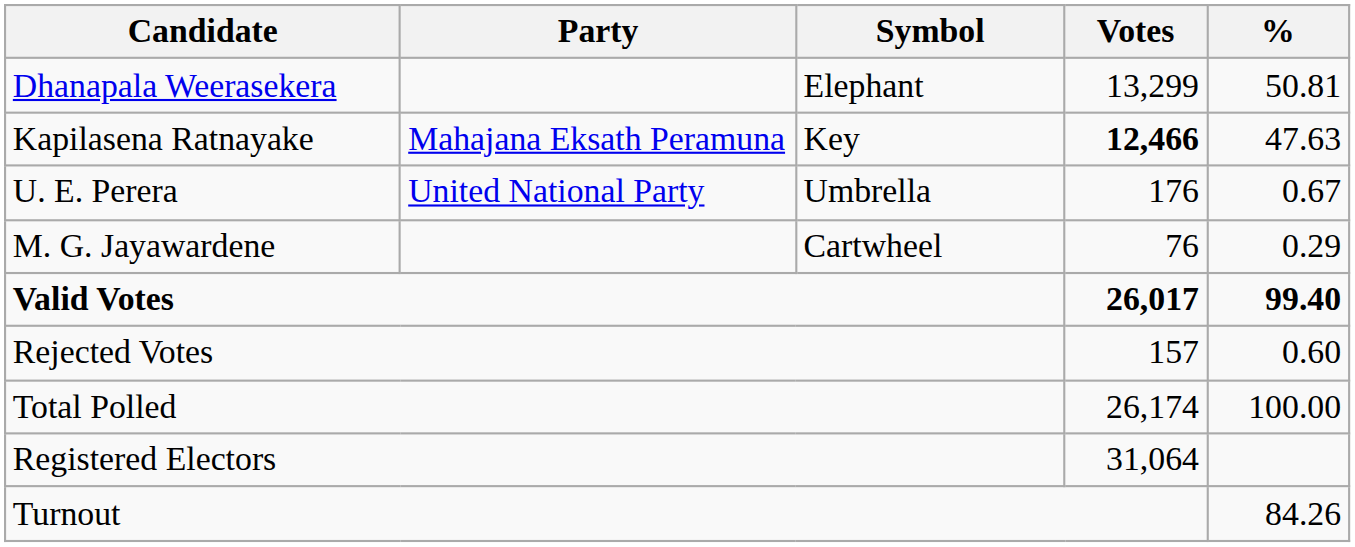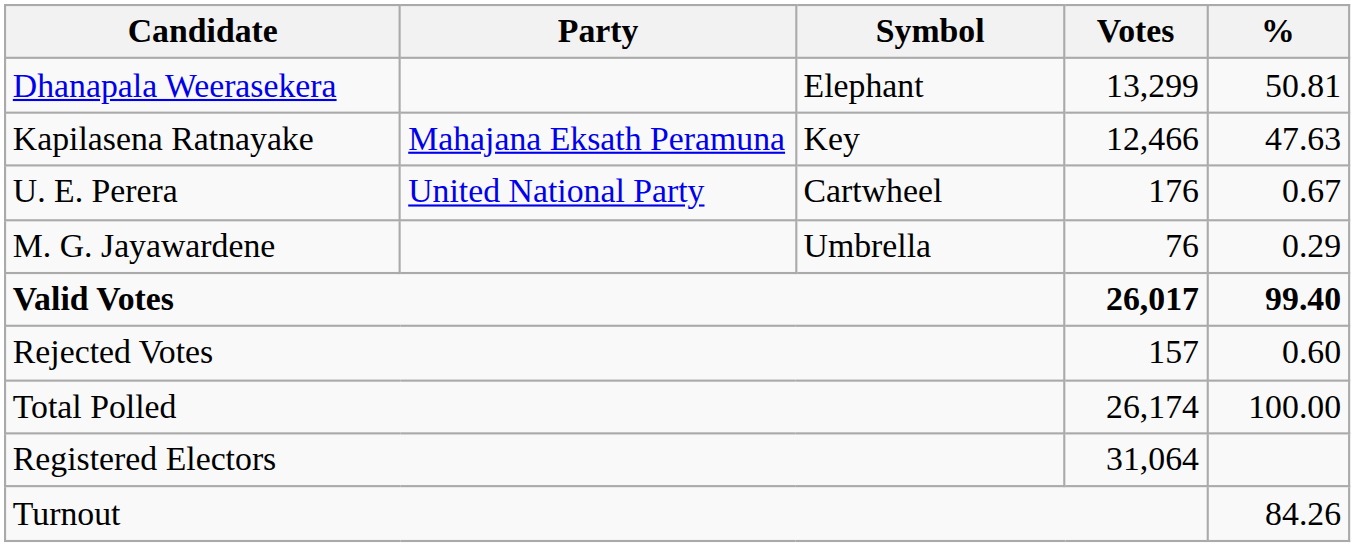(1152, 138) bold -> (1152, 138) normal
(867, 191) Umbrella -> (873, 191) Cartwheel
(873, 245) Cartwheel -> (867, 245) Umbrella
